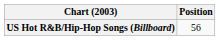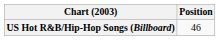(196, 27) 56 -> (196, 27) 46
